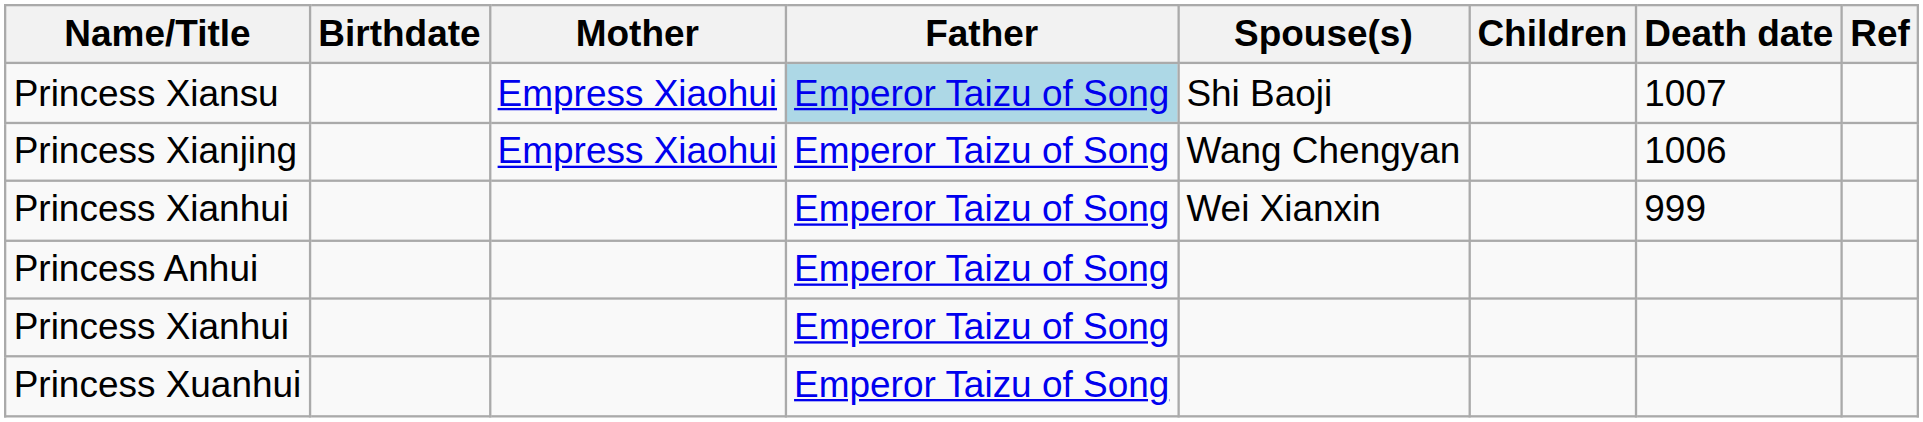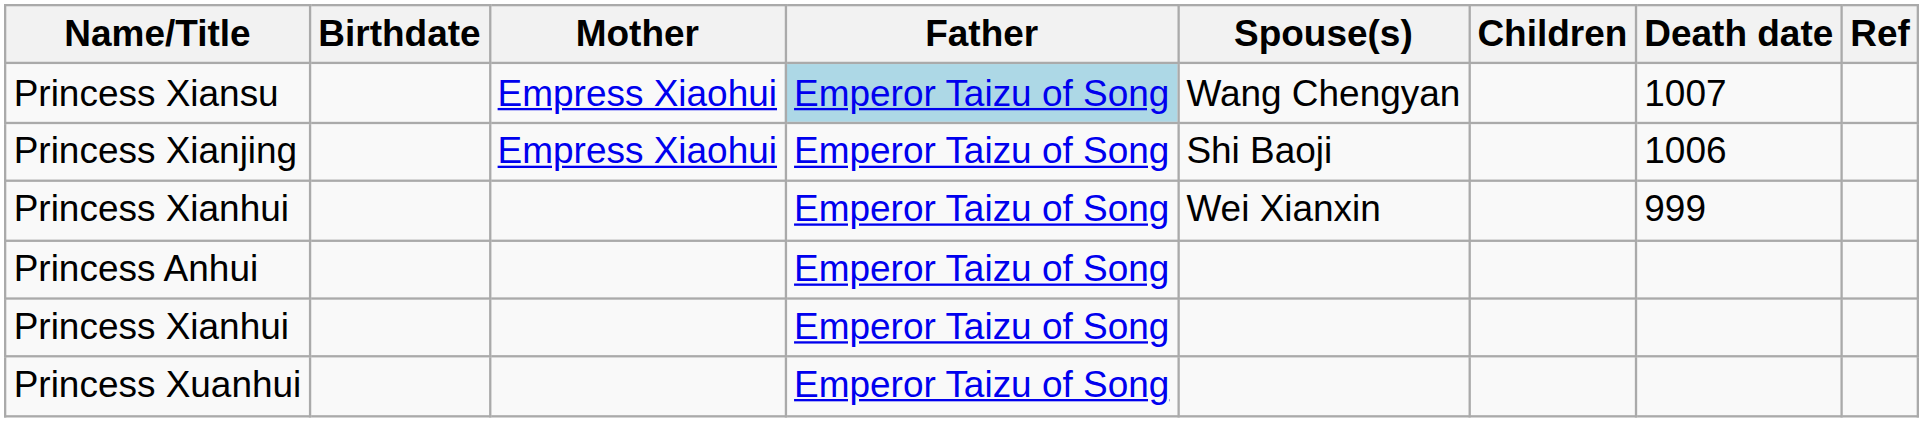(1259, 92) Shi Baoji -> (1323, 92) Wang Chengyan
(1323, 151) Wang Chengyan -> (1259, 151) Shi Baoji
